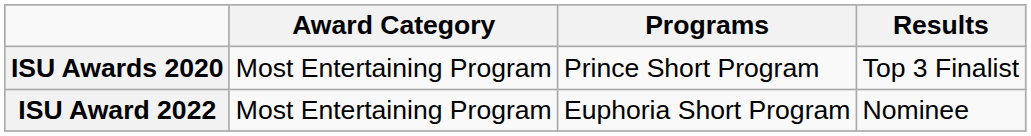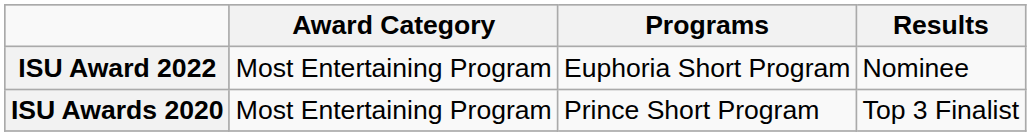rows swapped: (117, 67) <-> (117, 109)
